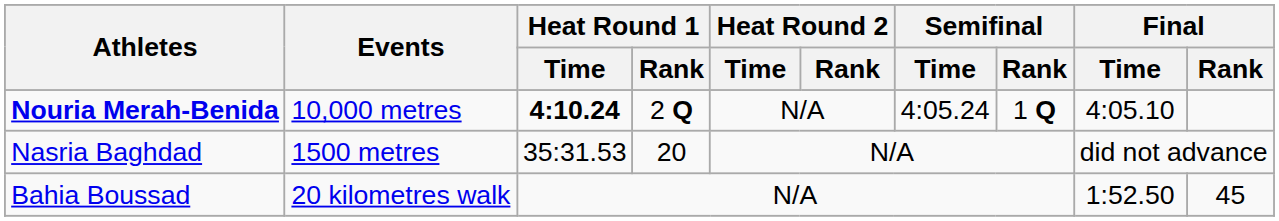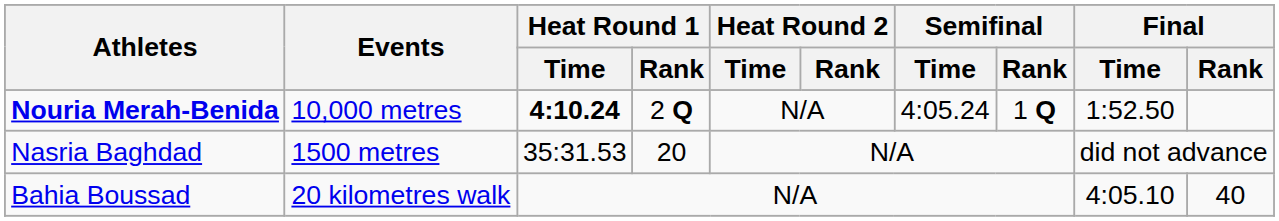(1130, 111) 4:05.10 -> (1130, 111) 1:52.50
(1130, 195) 1:52.50 -> (1130, 195) 4:05.10
(1230, 195) 45 -> (1230, 195) 40
